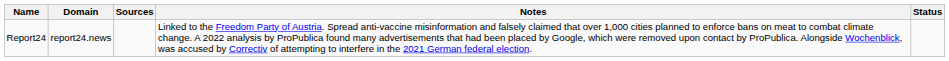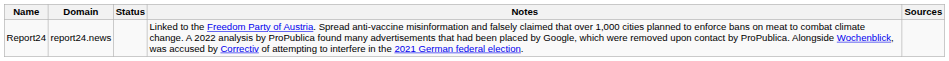columns swapped: (928, 12) <-> (135, 12)
